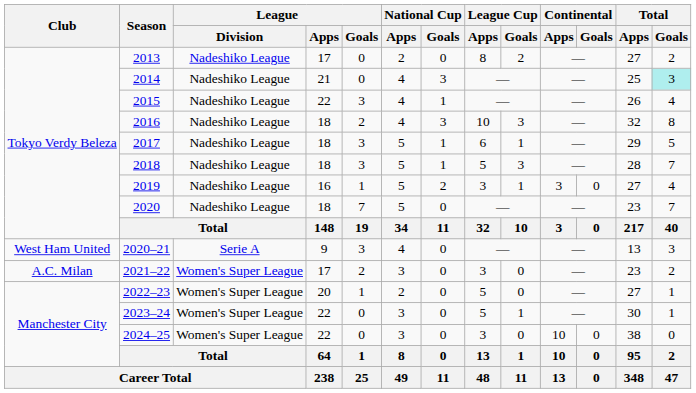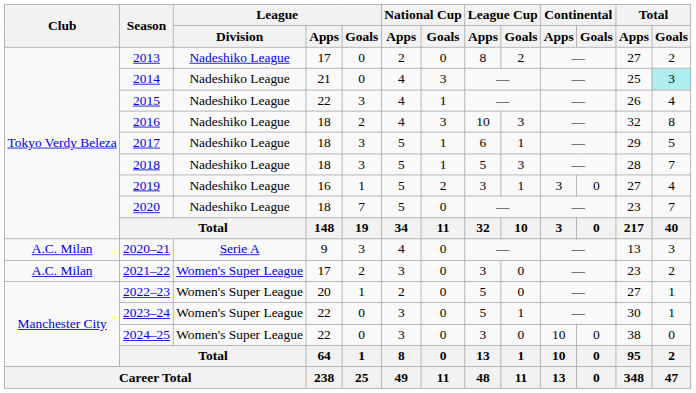(62, 249) West Ham United -> (62, 249) A.C. Milan
